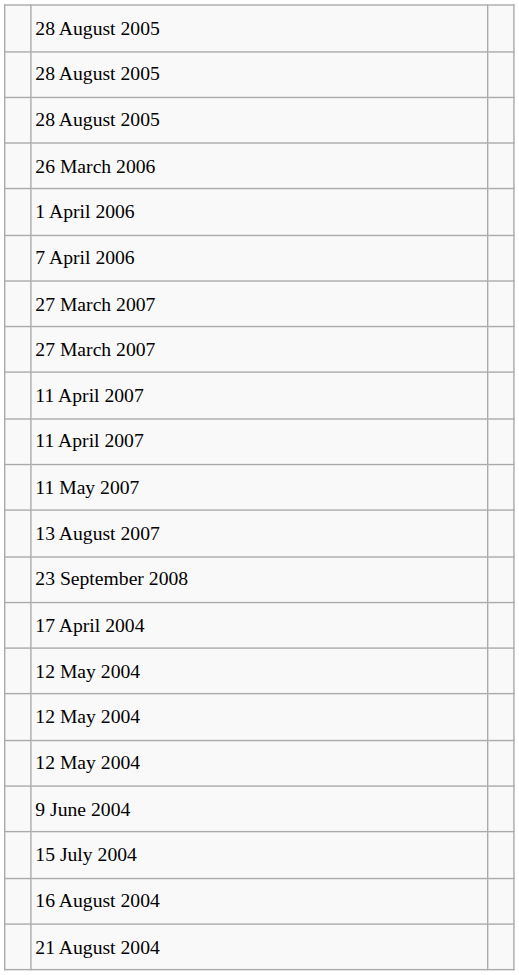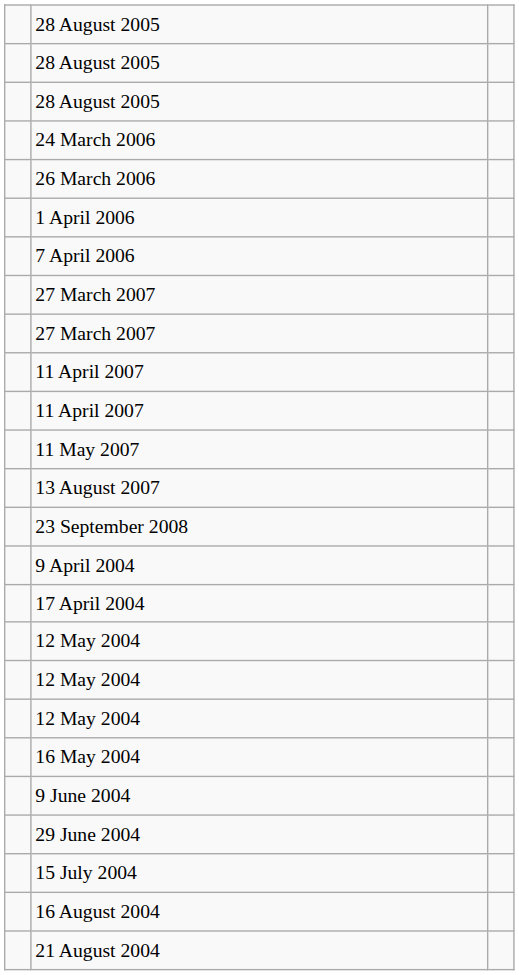+ row: (18, 140)
+ row: (18, 565)
+ row: (18, 758)
+ row: (18, 835)
